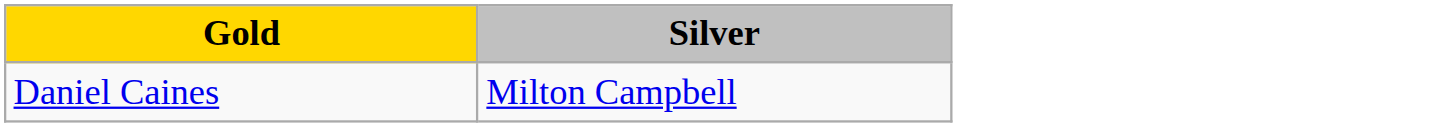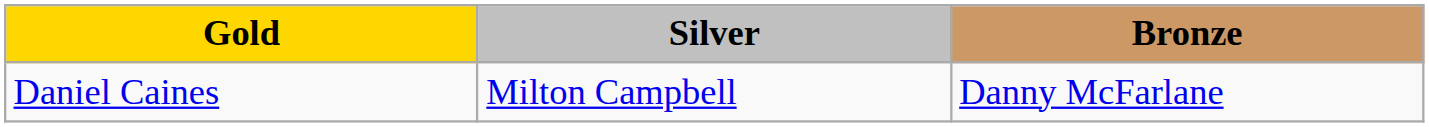+ column: (1187, 33)
